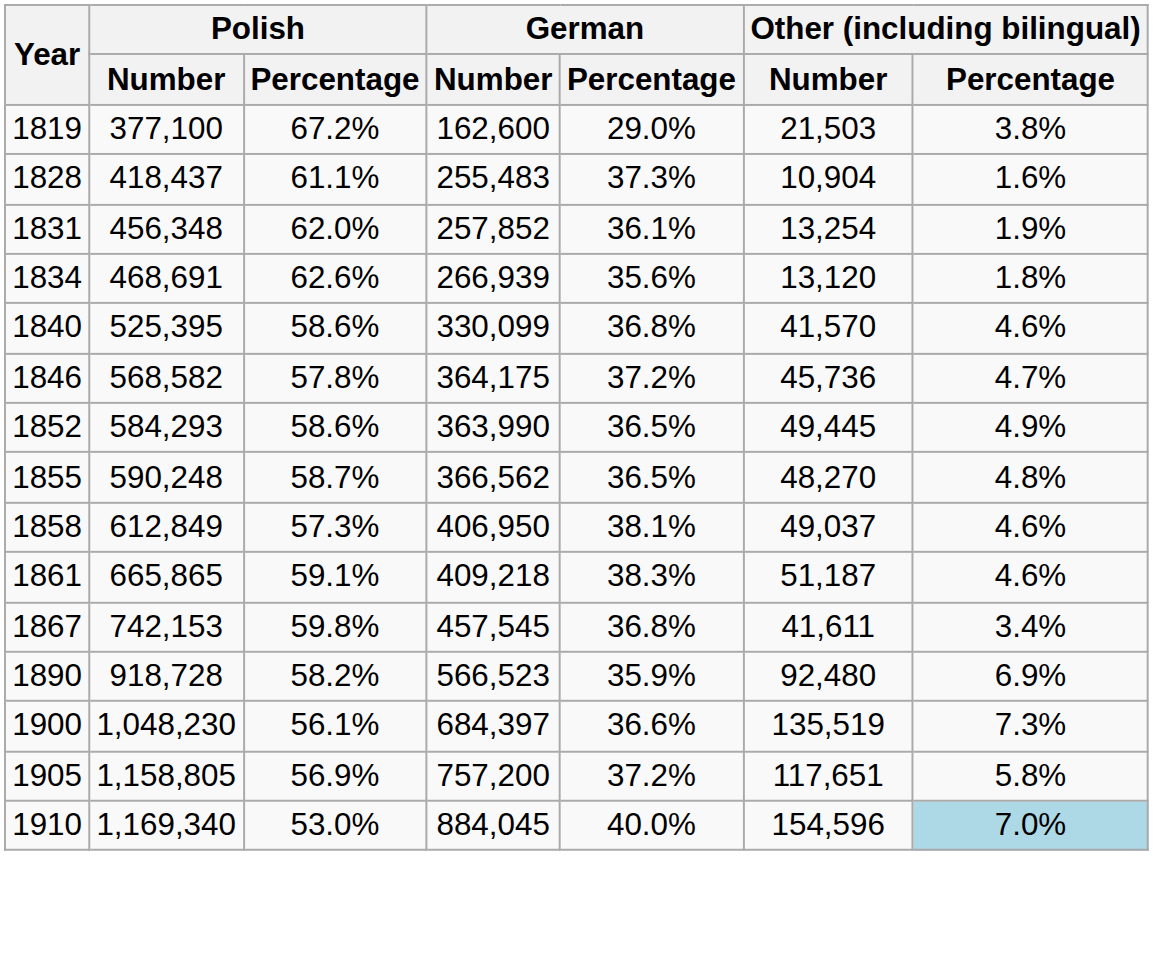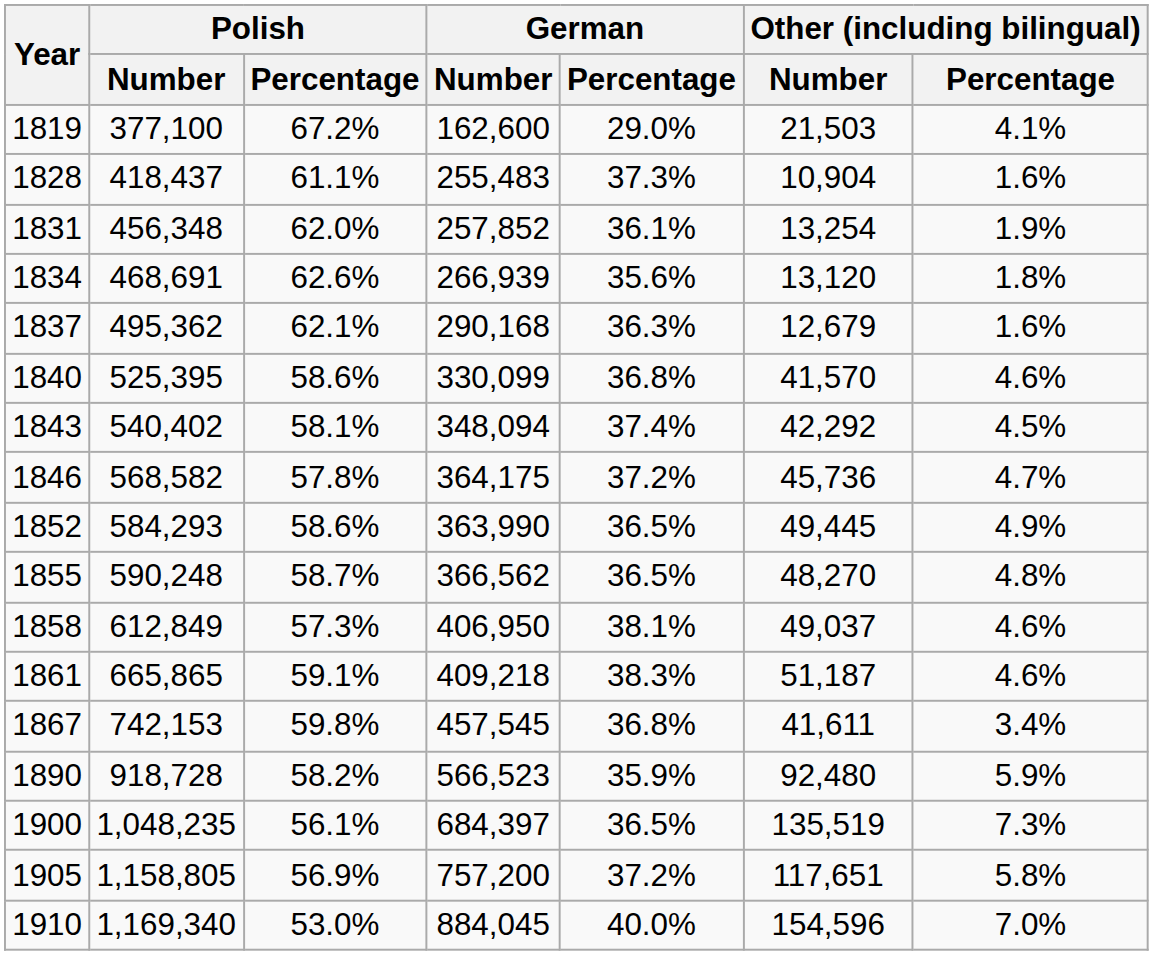(1031, 128) 3.8% -> (1031, 128) 4.1%
+ row: (47, 327)
+ row: (47, 427)
(1031, 675) 6.9% -> (1031, 775) 5.9%
(166, 725) 1,048,230 -> (166, 825) 1,048,235
(651, 725) 36.6% -> (651, 825) 36.5%
(1031, 825) lightblue background -> (1031, 924) no background
